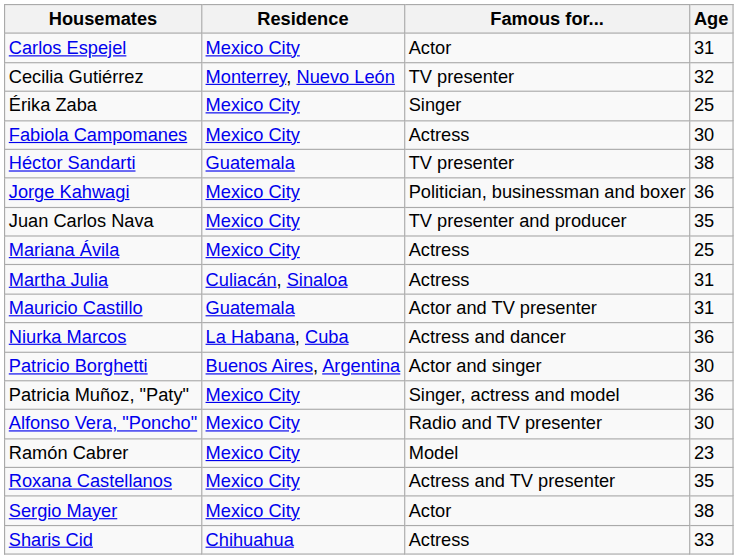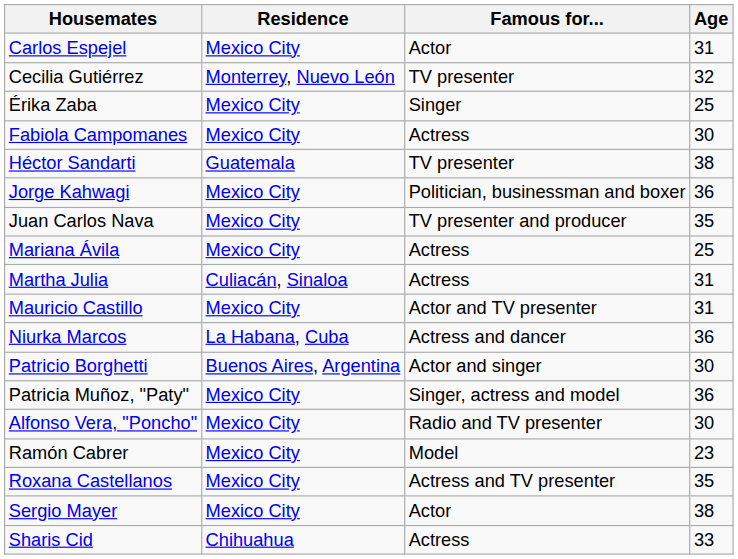(250, 308) Guatemala -> (253, 308) Mexico City
